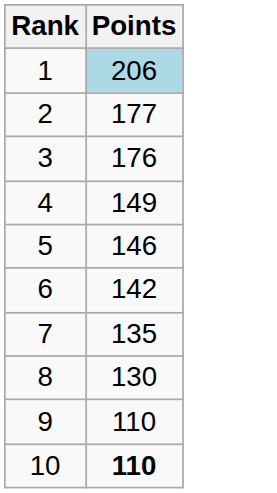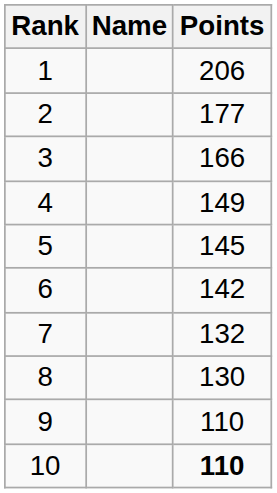+ column: (129, 26)
(134, 70) lightblue background -> (222, 70) no background
(134, 158) 176 -> (222, 158) 166
(134, 245) 146 -> (222, 245) 145
(134, 333) 135 -> (222, 333) 132
